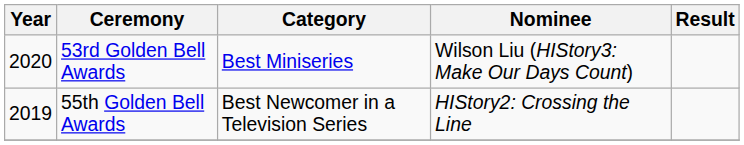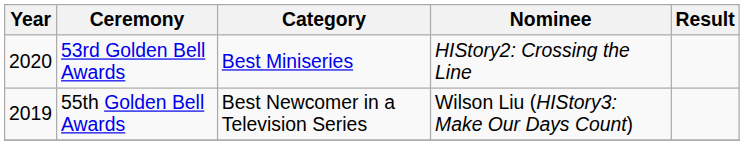(534, 61) Wilson Liu (HIStory3: Make Our Days Count) -> (532, 61) HIStory2: Crossing the Line
(532, 113) HIStory2: Crossing the Line -> (534, 113) Wilson Liu (HIStory3: Make Our Days Count)
